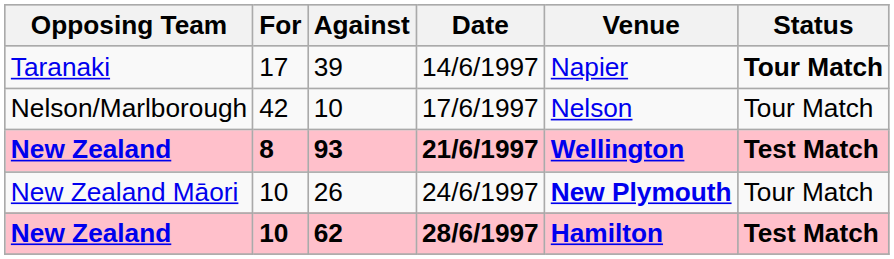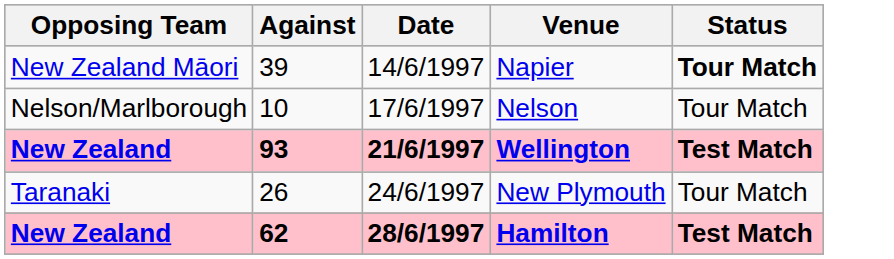- column: (280, 25)
(60, 66) Taranaki -> (125, 66) New Zealand Māori
(125, 191) New Zealand Māori -> (60, 191) Taranaki
(641, 191) bold -> (581, 191) normal
